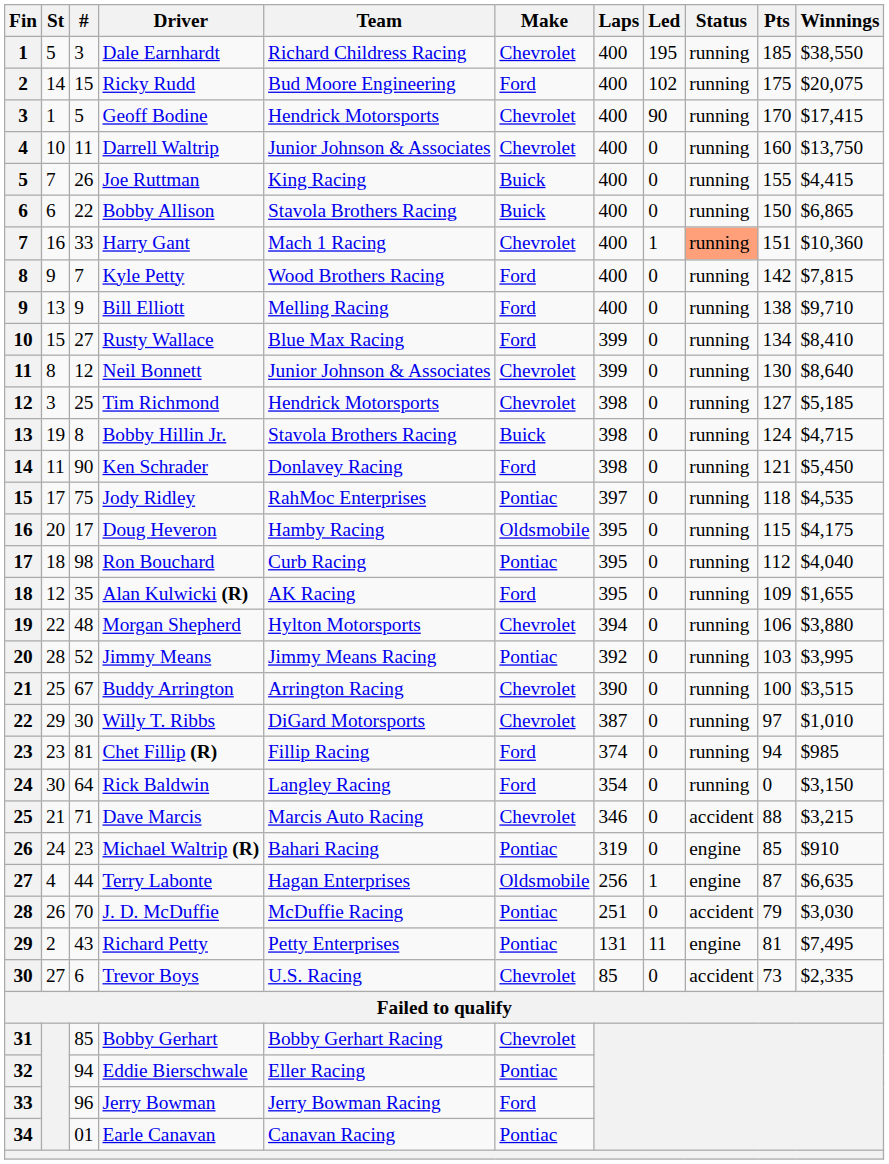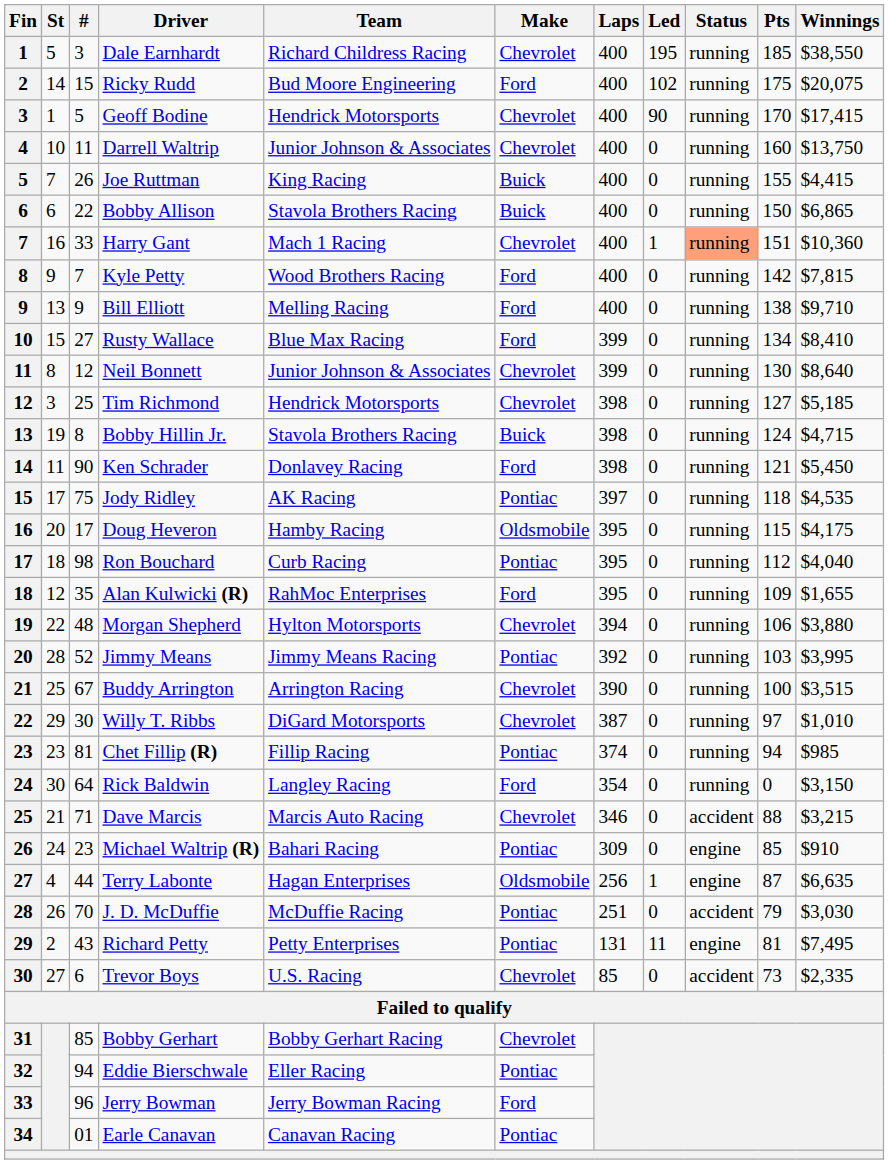(347, 498) RahMoc Enterprises -> (312, 498) AK Racing
(312, 593) AK Racing -> (347, 593) RahMoc Enterprises
(518, 752) Ford -> (528, 752) Pontiac
(613, 848) 319 -> (613, 848) 309
